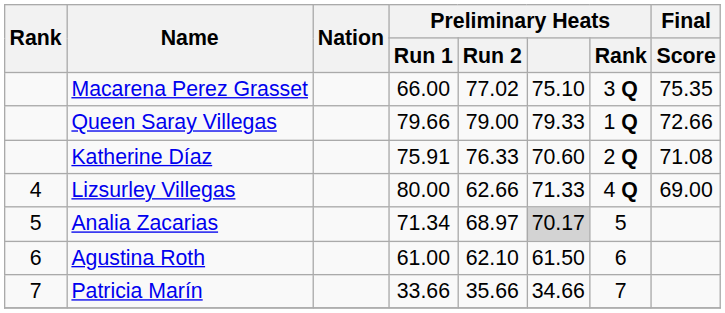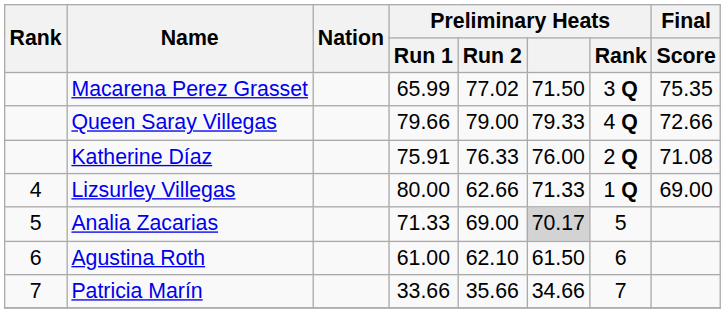(423, 88) 66.00 -> (423, 88) 65.99
(558, 88) 75.10 -> (558, 88) 71.50
(621, 122) 1 Q -> (621, 122) 4 Q
(558, 156) 70.60 -> (558, 156) 76.00
(621, 190) 4 Q -> (621, 190) 1 Q
(423, 223) 71.34 -> (423, 223) 71.33
(492, 223) 68.97 -> (492, 223) 69.00
